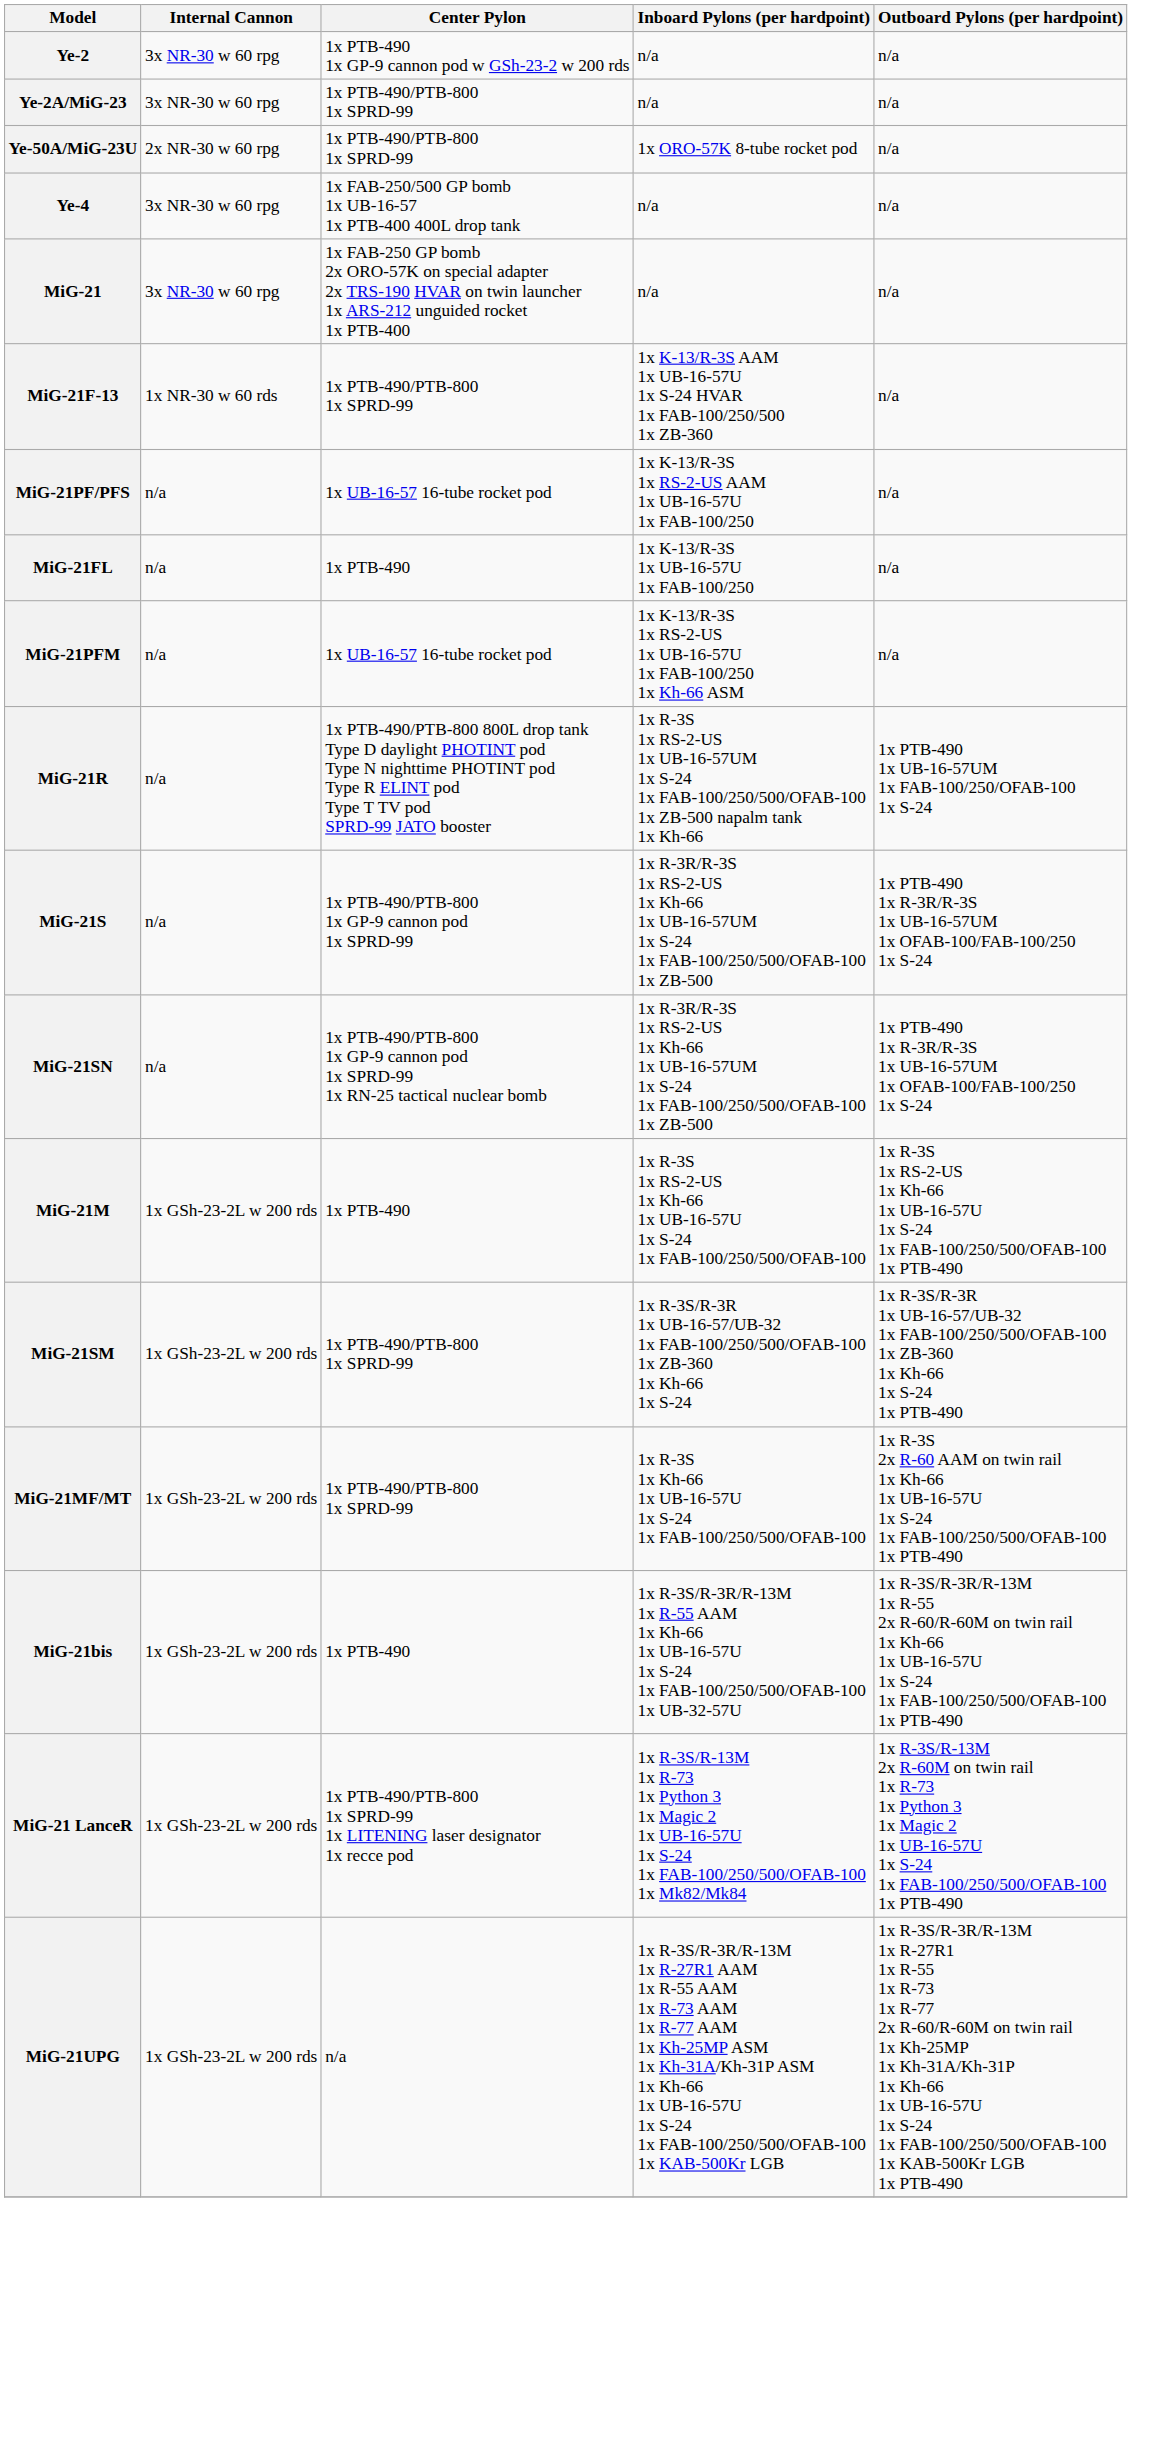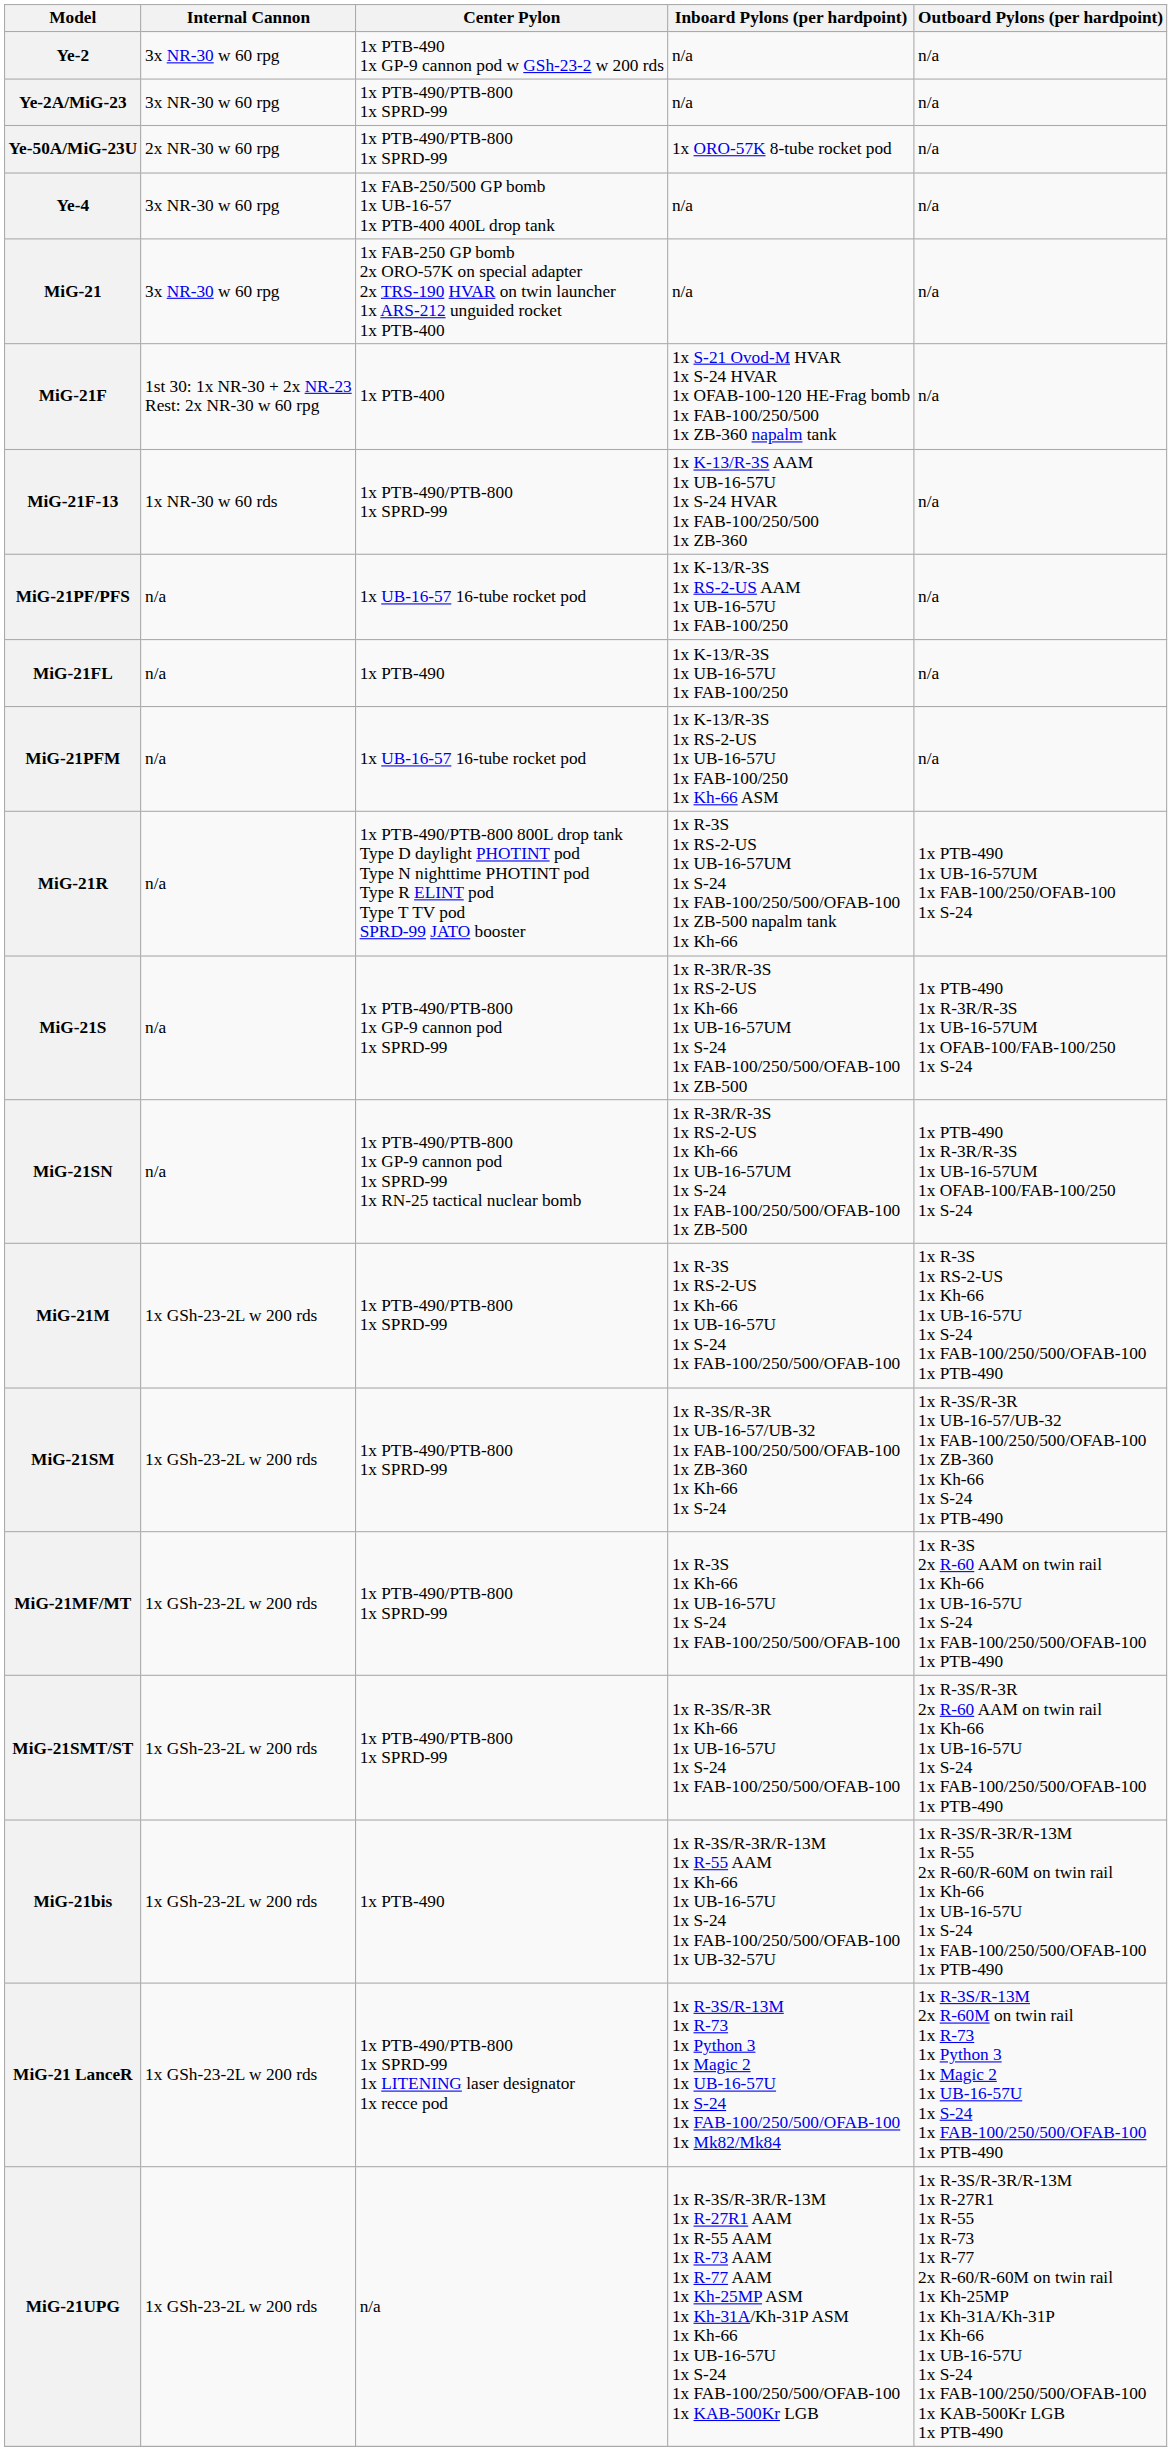+ row: (73, 396)
(368, 1210) 1x PTB-490 -> (436, 1315) 1x PTB-490/PTB-800 1x SPRD-99
+ row: (73, 1747)
